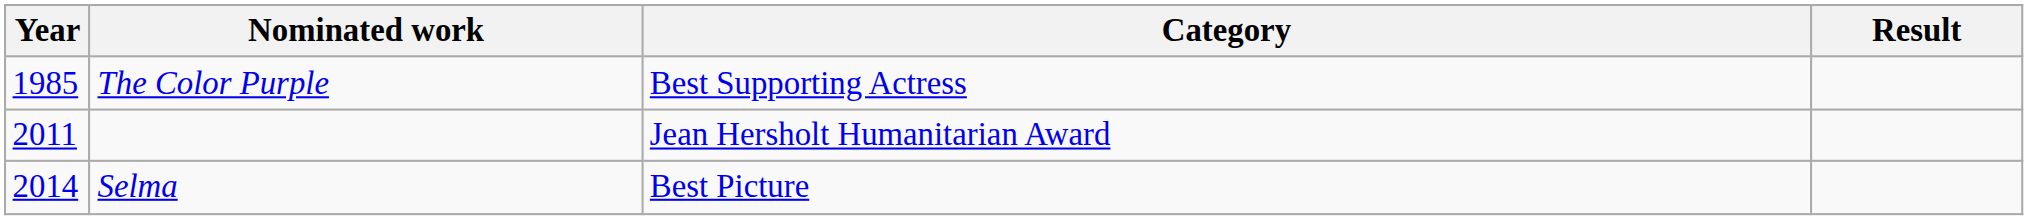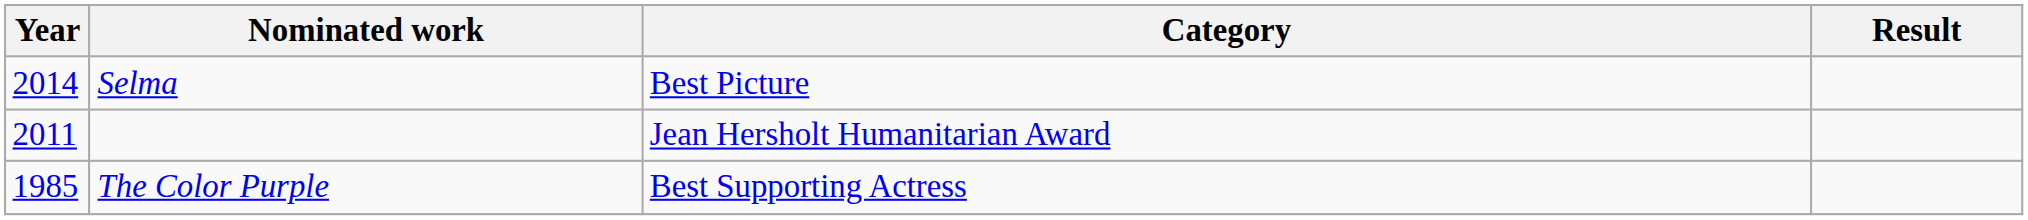rows swapped: (213, 82) <-> (138, 186)
